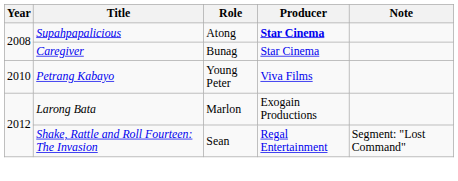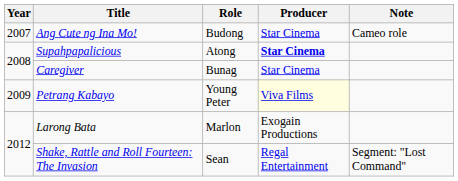+ row: (87, 32)
(19, 76) 2010 -> (19, 95) 2009
(287, 76) no background -> (287, 95) lightyellow background
